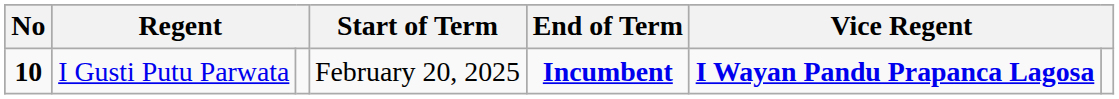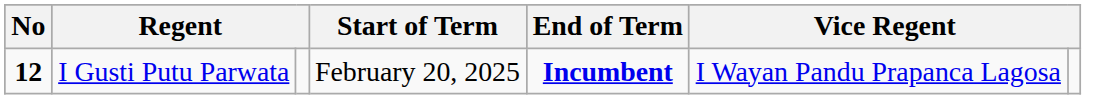(28, 70) 10 -> (28, 70) 12
(895, 70) bold -> (878, 70) normal
